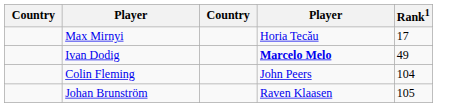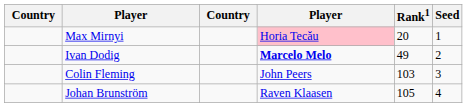+ column: (447, 15)
(289, 36) no background -> (289, 36) pink background
(403, 36) 17 -> (403, 36) 20
(406, 74) 104 -> (406, 74) 103
